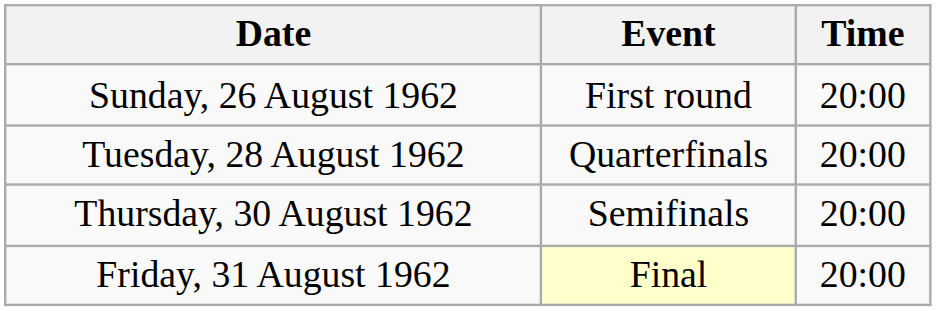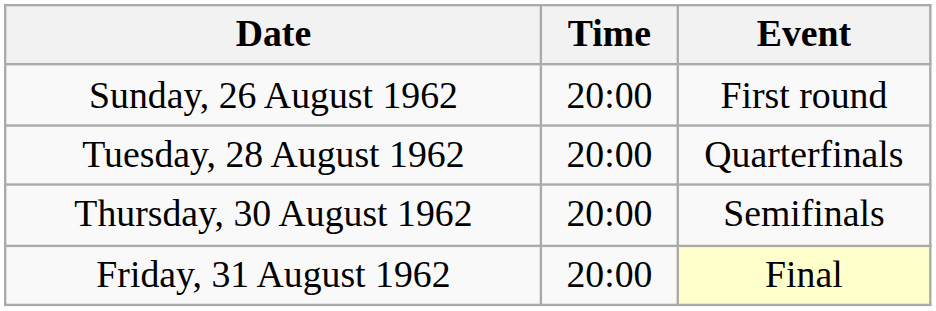columns swapped: (863, 34) <-> (668, 34)
